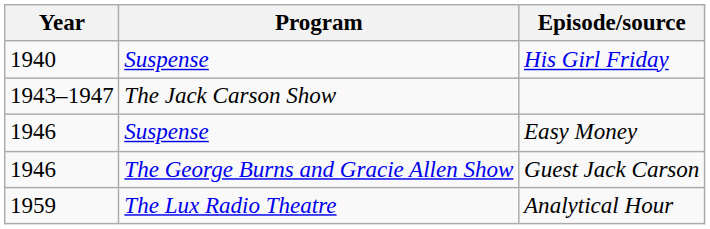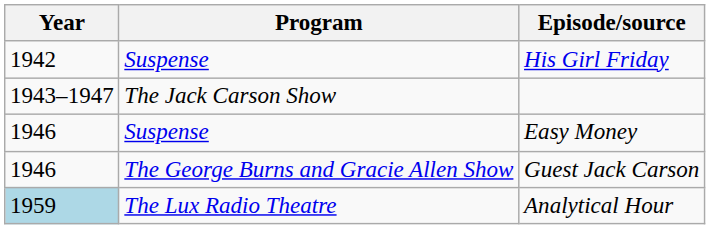(33, 59) 1940 -> (33, 59) 1942
(33, 205) no background -> (33, 205) lightblue background
